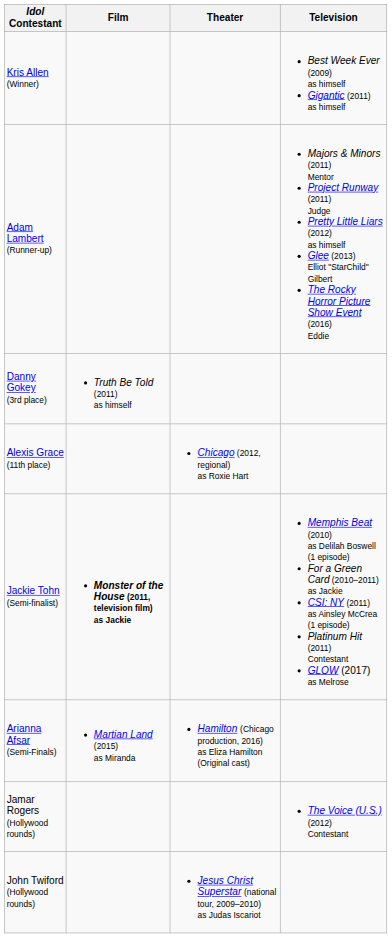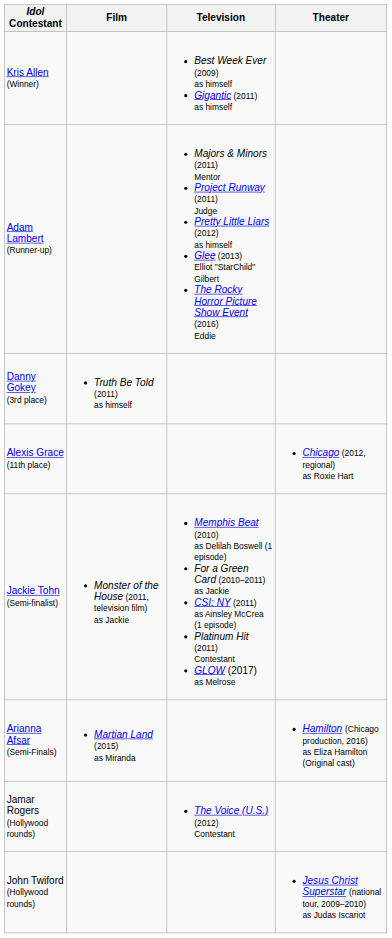columns swapped: (333, 18) <-> (225, 18)
(118, 603) bold -> (117, 603) normal
